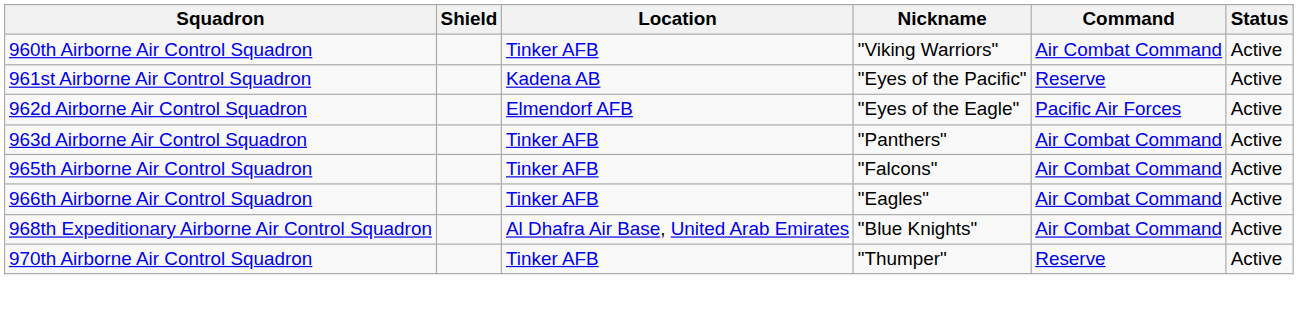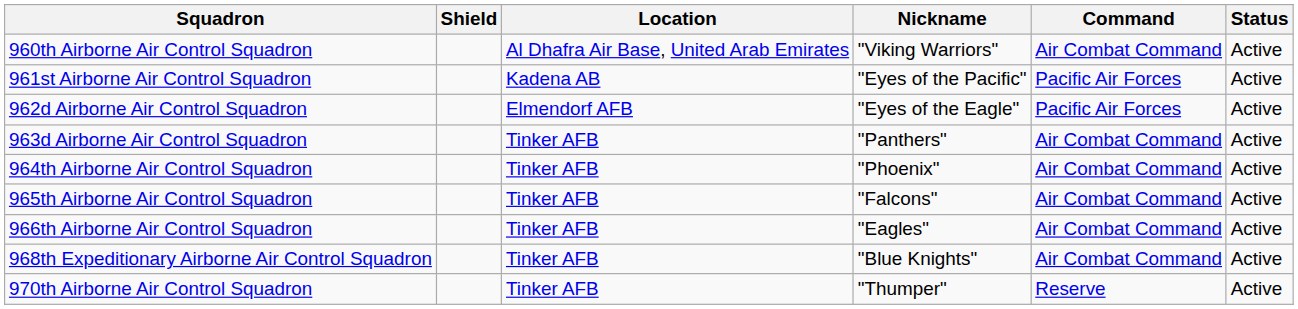(552, 49) Tinker AFB -> (678, 49) Al Dhafra Air Base, United Arab Emirates
(1070, 79) Reserve -> (1108, 79) Pacific Air Forces
+ row: (161, 169)
(678, 229) Al Dhafra Air Base, United Arab Emirates -> (552, 259) Tinker AFB
